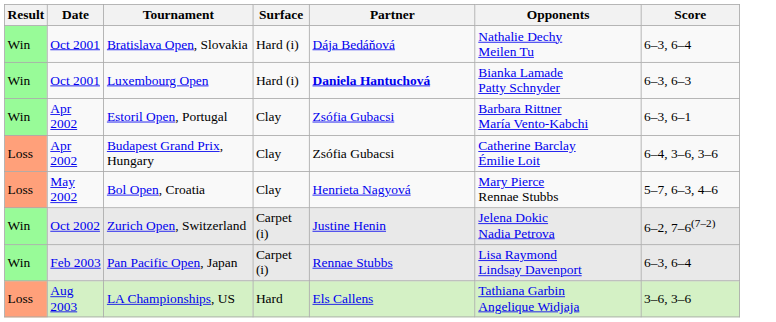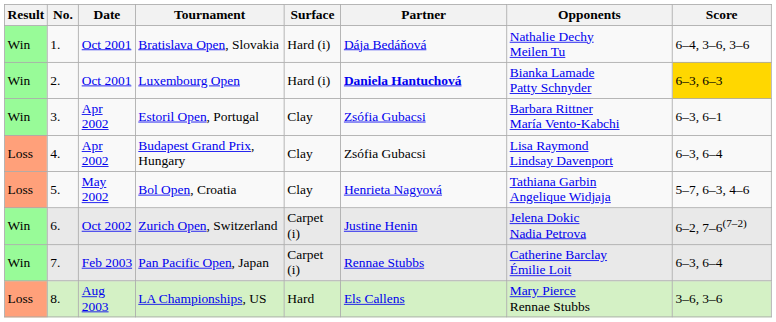+ column: (63, 15)
(668, 44) 6–3, 6–4 -> (712, 44) 6–4, 3–6, 3–6
(668, 80) no background -> (699, 80) gold background
(527, 153) Catherine Barclay Émilie Loit -> (561, 153) Lisa Raymond Lindsay Davenport
(681, 153) 6–4, 3–6, 3–6 -> (699, 153) 6–3, 6–4
(518, 189) Mary Pierce Rennae Stubbs -> (560, 189) Tathiana Garbin Angelique Widjaja
(530, 262) Lisa Raymond Lindsay Davenport -> (558, 262) Catherine Barclay Émilie Loit
(529, 299) Tathiana Garbin Angelique Widjaja -> (550, 299) Mary Pierce Rennae Stubbs
